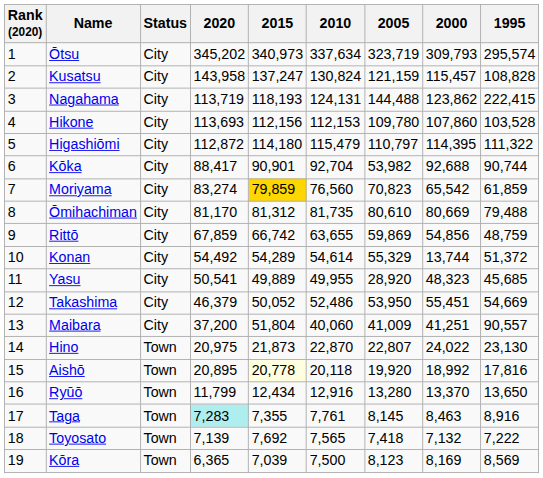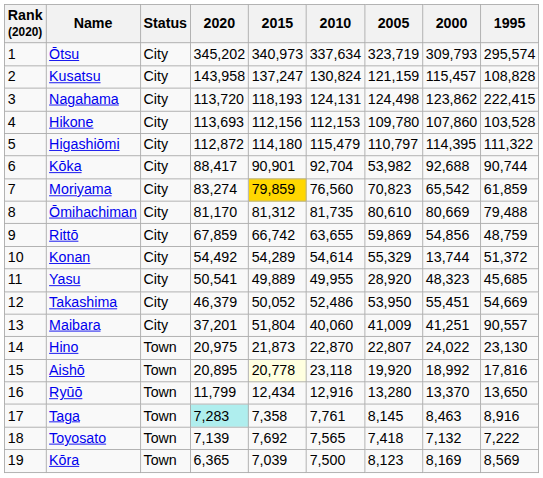(219, 99) 113,719 -> (219, 99) 113,720
(393, 99) 144,488 -> (393, 99) 124,498
(215, 325) 37,200 -> (215, 325) 37,201
(331, 370) 20,118 -> (331, 370) 23,118
(269, 415) 7,355 -> (269, 415) 7,358
